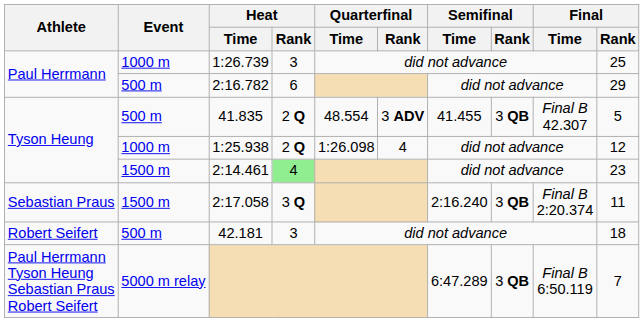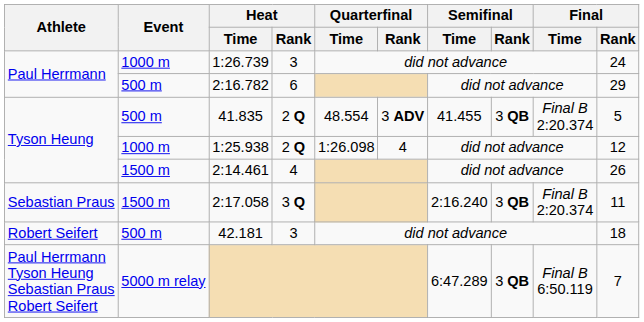(618, 62) 25 -> (618, 62) 24
(565, 116) Final B 42.307 -> (565, 116) Final B 2:20.374
(293, 170) lightgreen background -> (293, 170) no background
(618, 170) 23 -> (618, 170) 26
